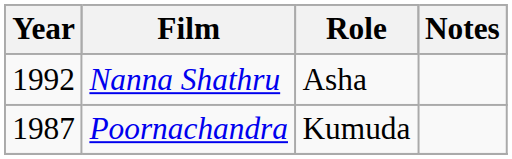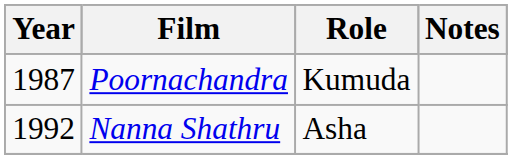rows swapped: (189, 128) <-> (185, 79)
